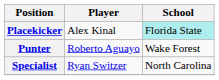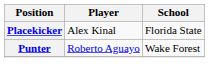(173, 30) paleturquoise background -> (173, 30) no background
- row: (34, 65)
